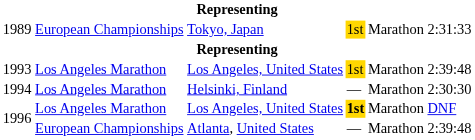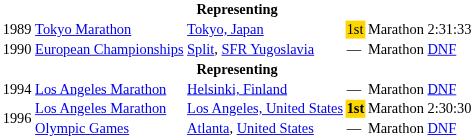(109, 29) European Championships -> (83, 29) Tokyo Marathon
+ row: (17, 49)
- row: (17, 69)
(449, 89) 2:30:30 -> (442, 89) DNF
(442, 108) DNF -> (449, 108) 2:30:30
(109, 128) European Championships -> (82, 128) Olympic Games
(449, 128) 2:39:48 -> (442, 128) DNF
